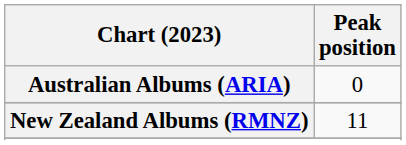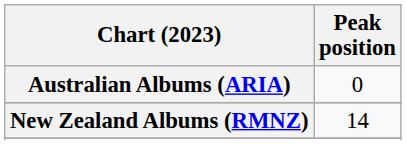(357, 120) 11 -> (357, 120) 14
